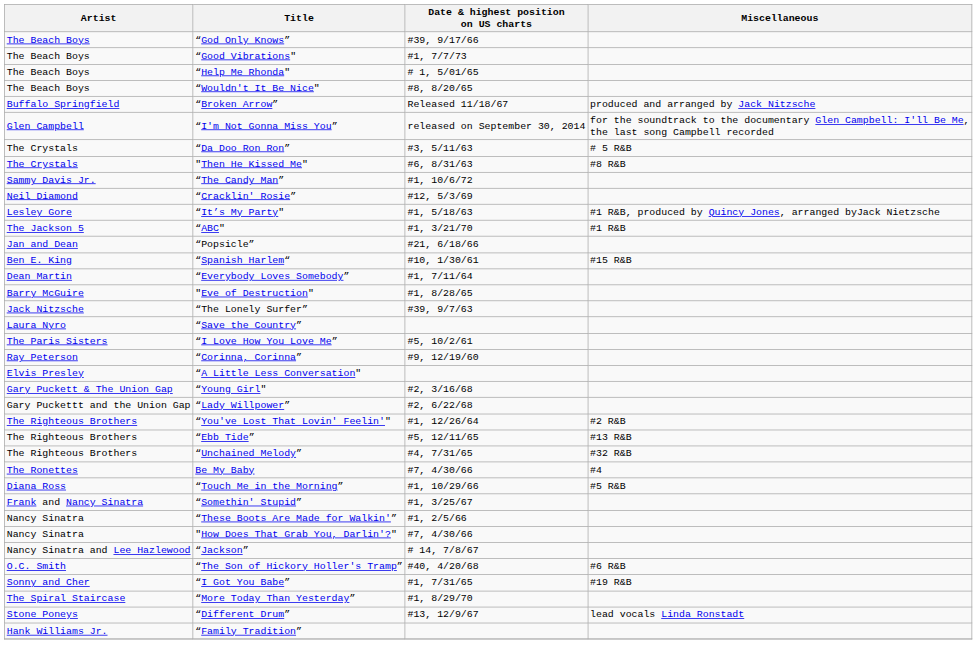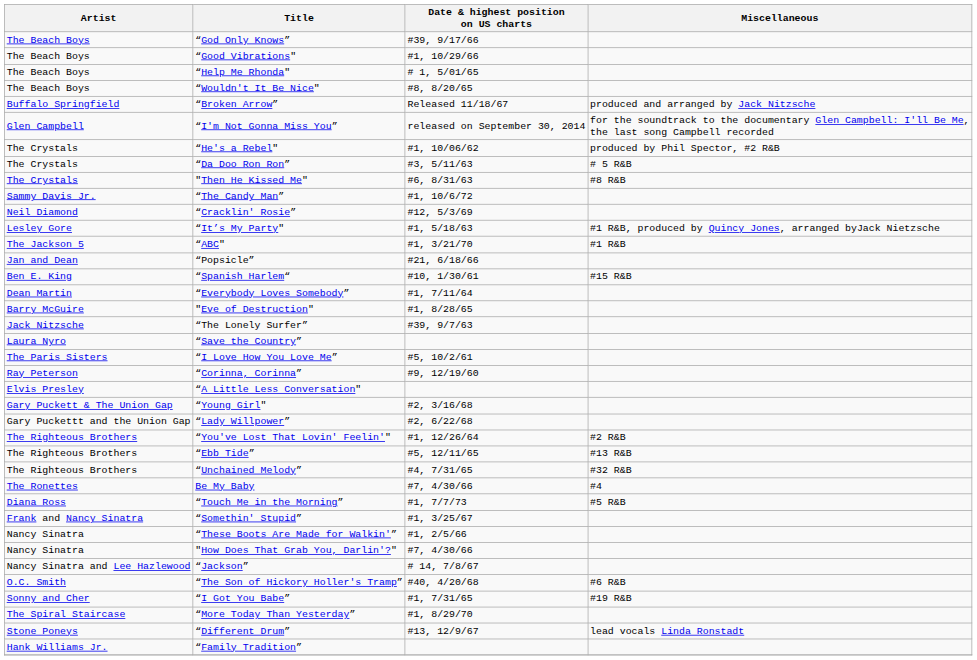(437, 56) #1, 7/7/73 -> (443, 56) #1, 10/29/66
+ row: (237, 148)
(443, 486) #1, 10/29/66 -> (437, 502) #1, 7/7/73
